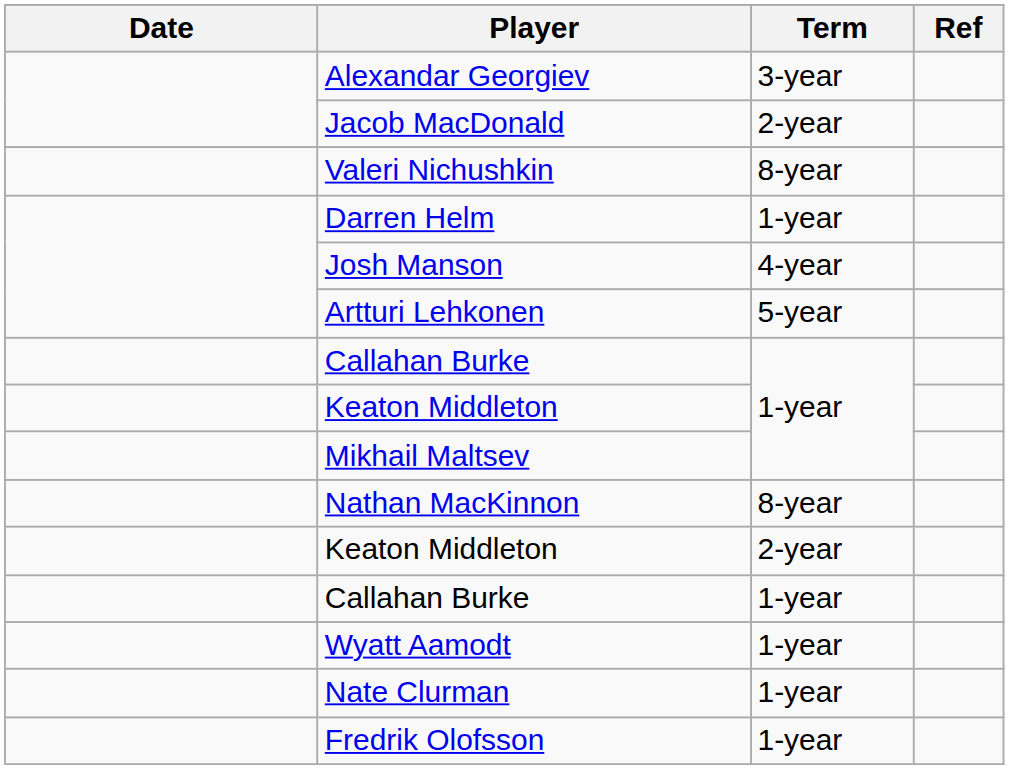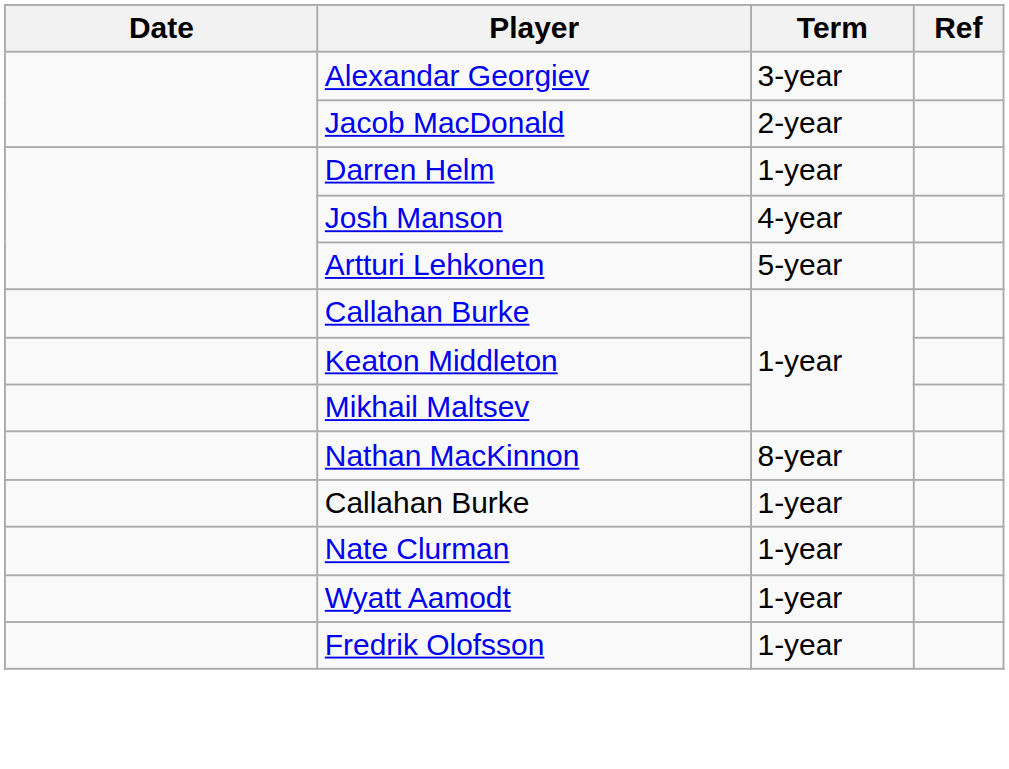- row: (439, 170)
- row: (441, 550)
rows swapped: (417, 692) <-> (418, 645)
